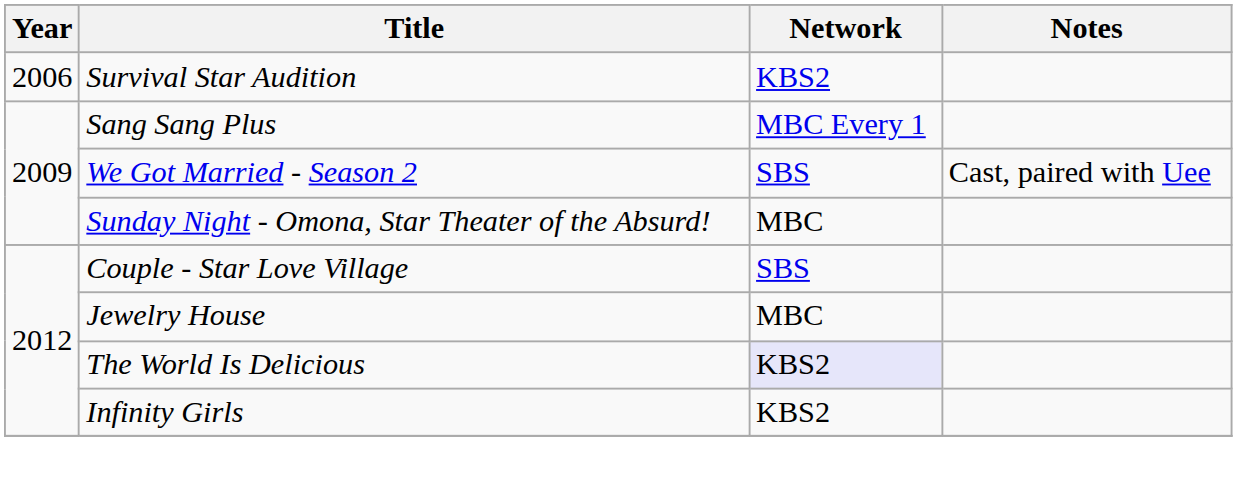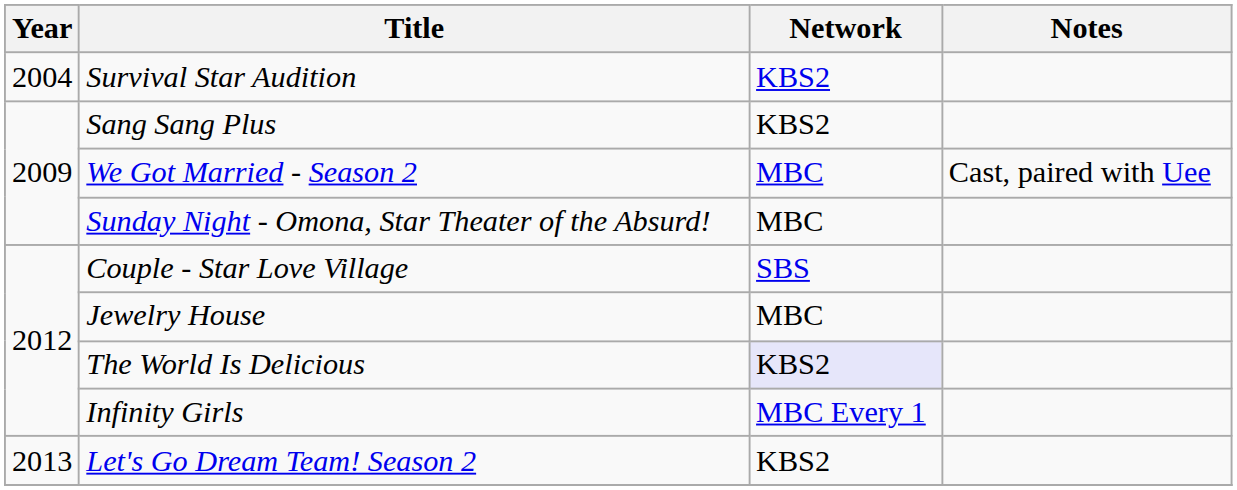(42, 76) 2006 -> (42, 76) 2004
(841, 124) MBC Every 1 -> (793, 124) KBS2
(783, 172) SBS -> (790, 172) MBC
(793, 412) KBS2 -> (841, 412) MBC Every 1
+ row: (281, 460)
